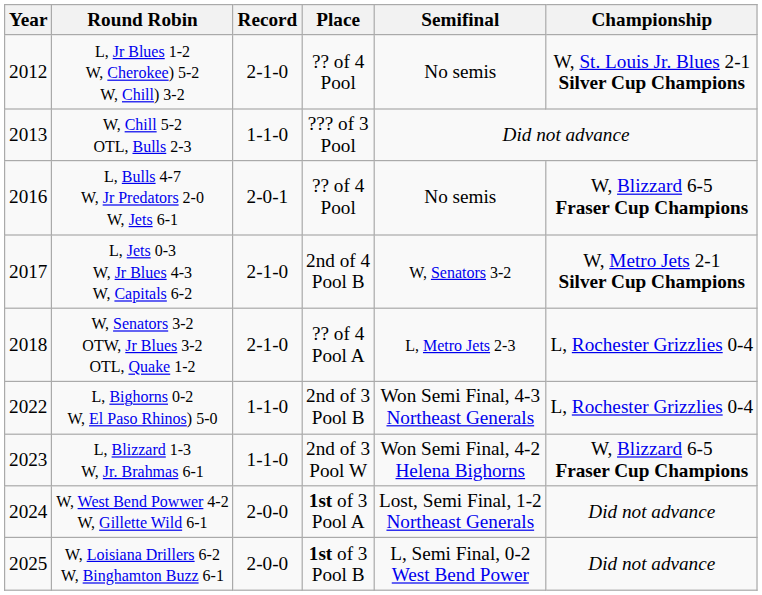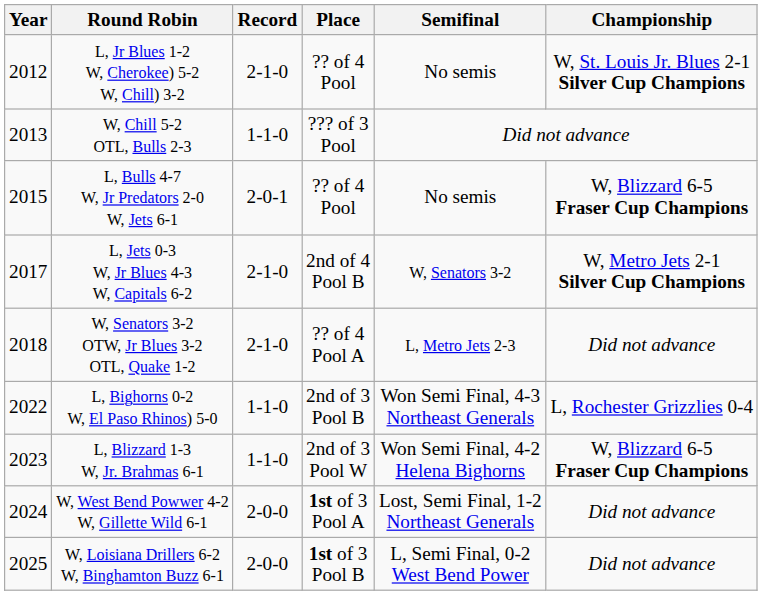(28, 197) 2016 -> (28, 197) 2015
(652, 344) L, Rochester Grizzlies 0-4 -> (652, 344) Did not advance
